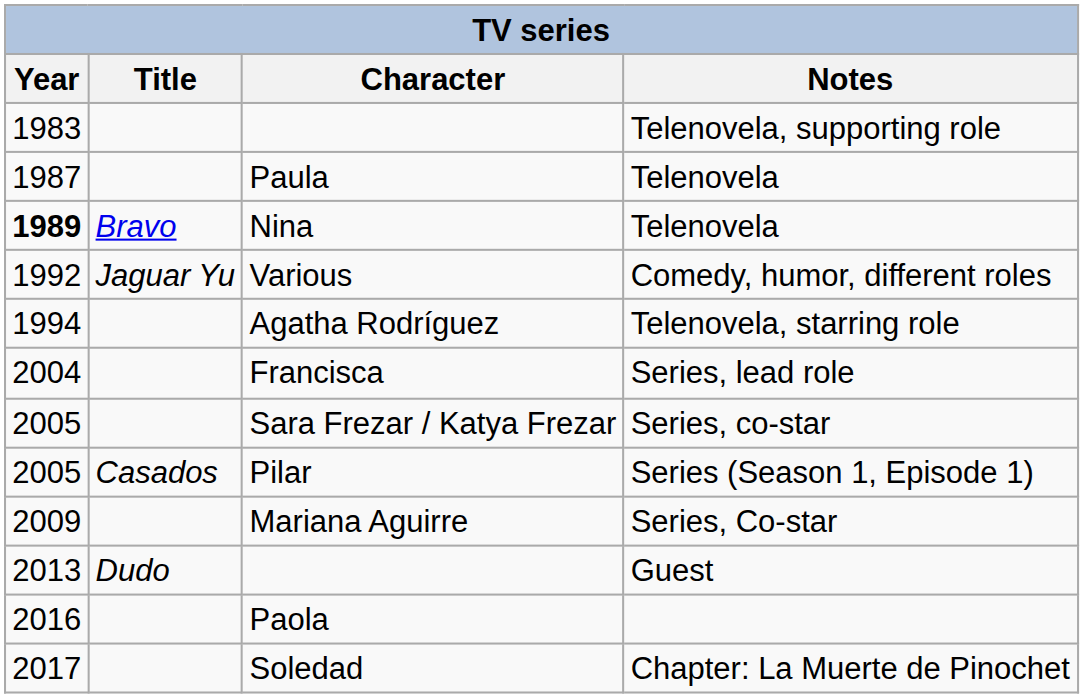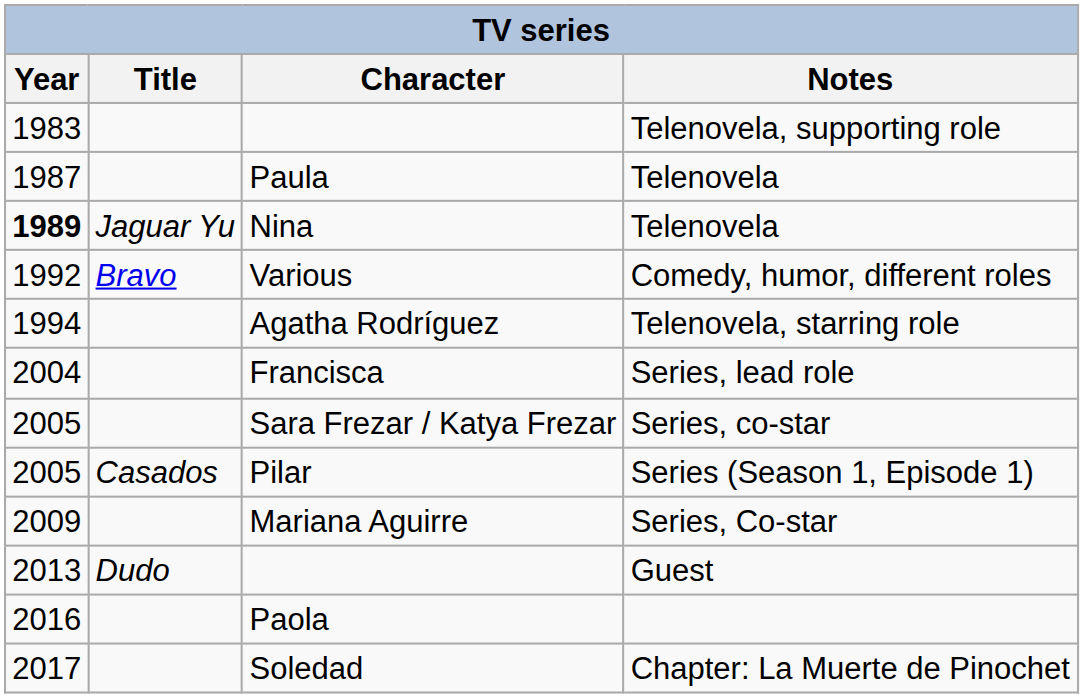(136, 226) Bravo -> (165, 226) Jaguar Yu
(165, 275) Jaguar Yu -> (136, 275) Bravo
